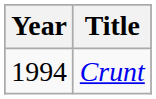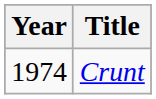(39, 70) 1994 -> (39, 70) 1974
